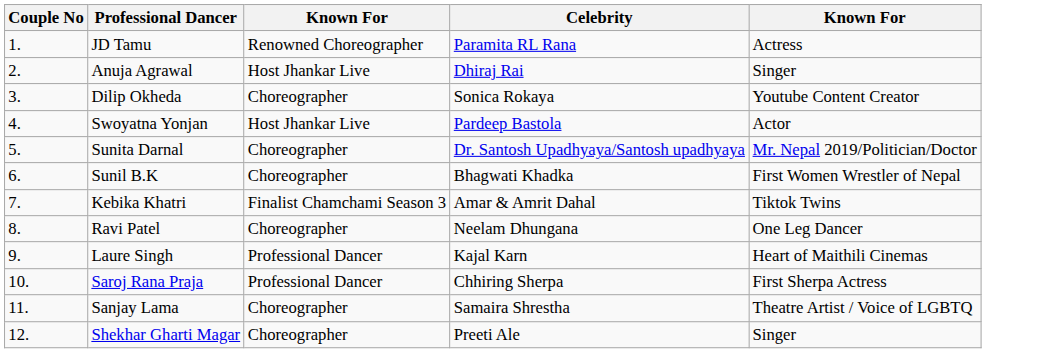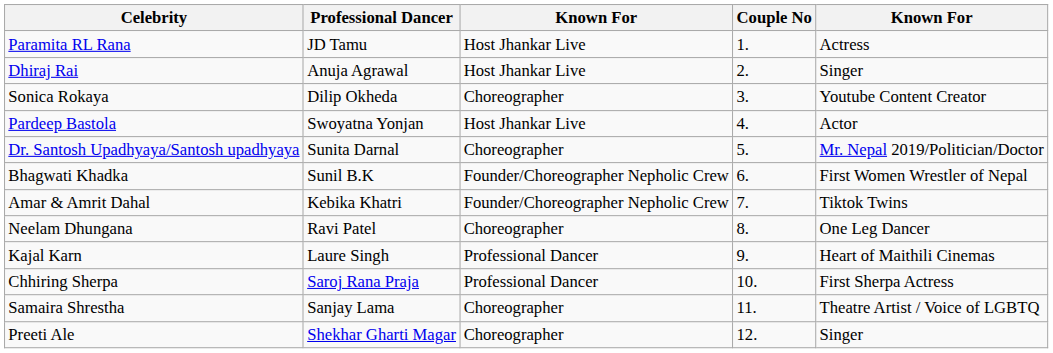columns swapped: (46, 17) <-> (599, 17)
(335, 44) Renowned Choreographer -> (525, 44) Host Jhankar Live
(298, 176) Choreographer -> (596, 176) Founder/Choreographer Nepholic Crew
(347, 202) Finalist Chamchami Season 3 -> (596, 202) Founder/Choreographer Nepholic Crew
